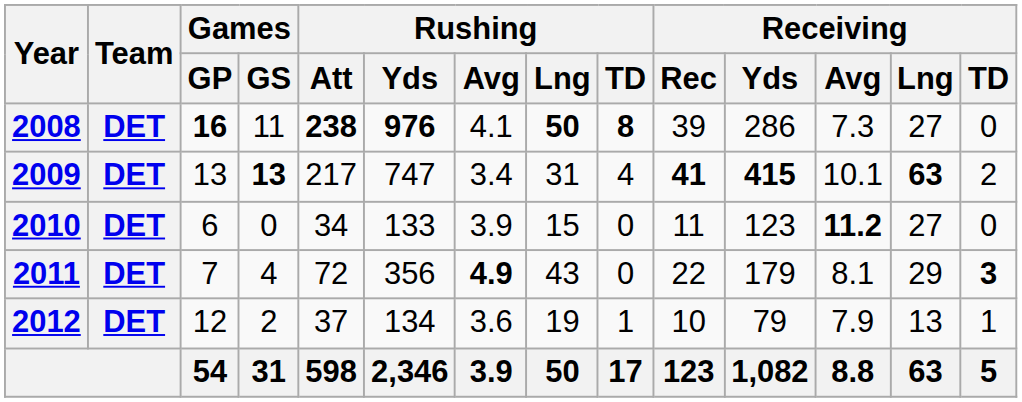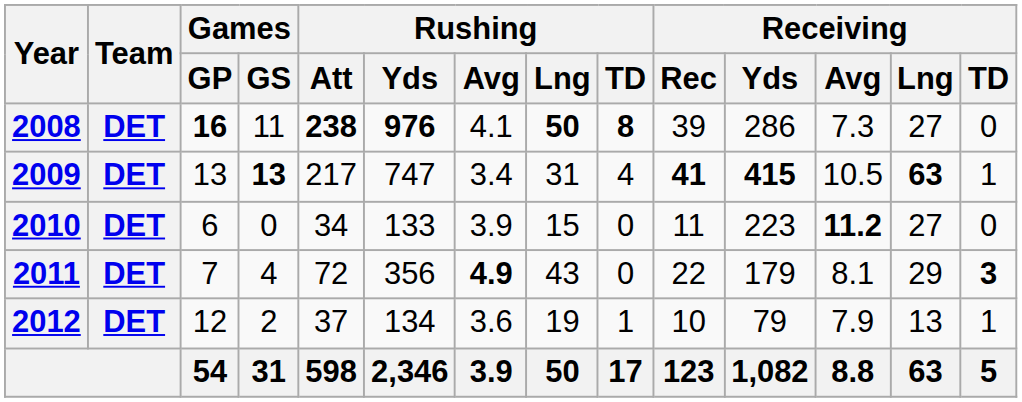(853, 175) 10.1 -> (853, 175) 10.5
(988, 175) 2 -> (988, 175) 1
(770, 224) 123 -> (770, 224) 223
